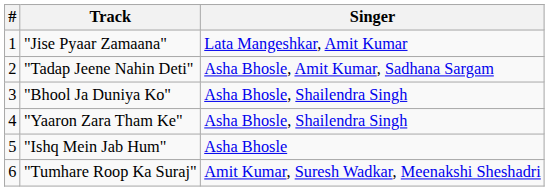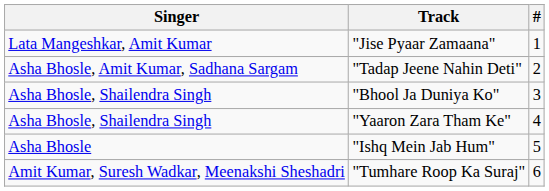columns swapped: (12, 17) <-> (373, 17)
